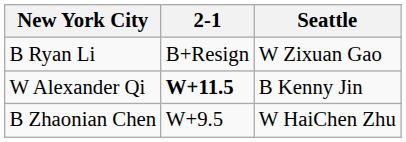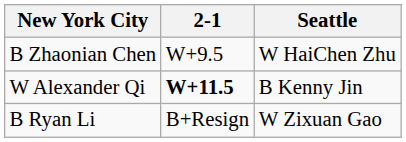rows swapped: (83, 119) <-> (52, 53)
